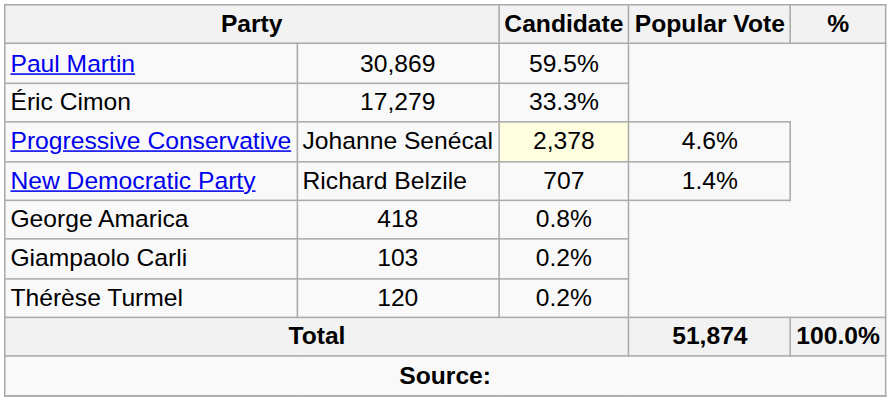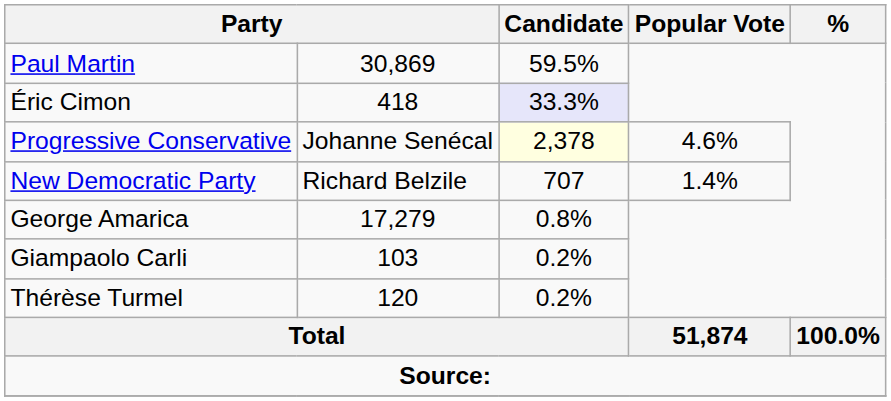(398, 102) 17,279 -> (398, 102) 418
(564, 102) no background -> (564, 102) lavender background
(398, 219) 418 -> (398, 219) 17,279
